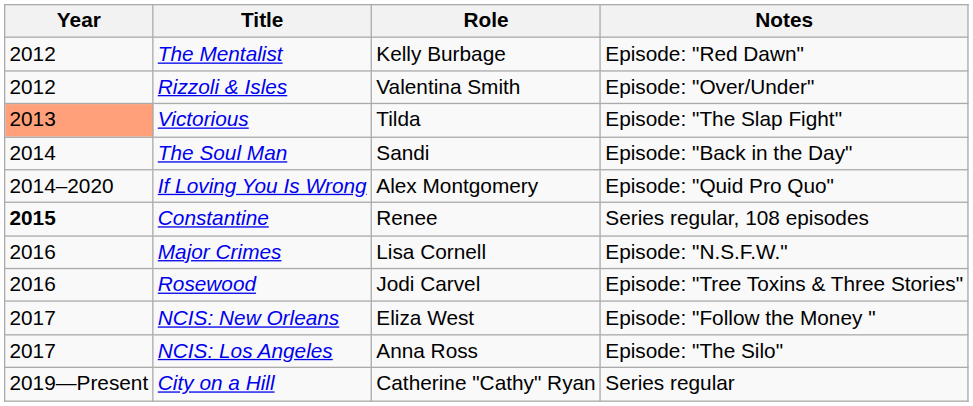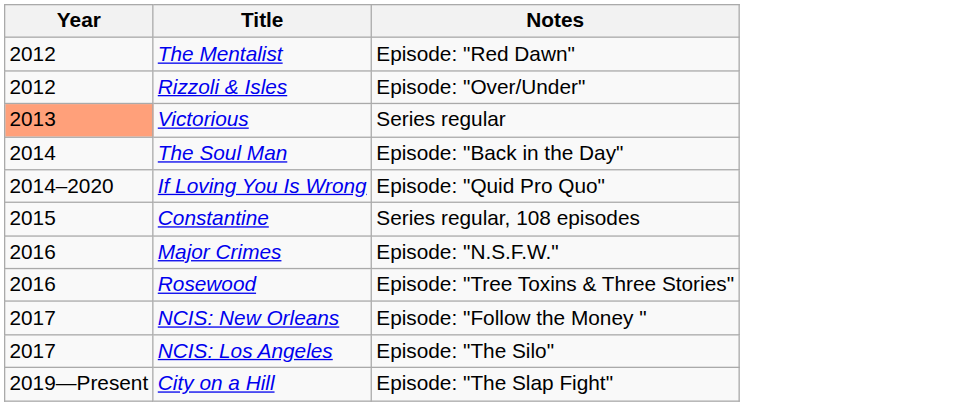- column: (486, 20)
(724, 119) Episode: "The Slap Fight" -> (441, 119) Series regular
(33, 218) bold -> (33, 218) normal
(670, 383) Series regular -> (495, 383) Episode: "The Slap Fight"
